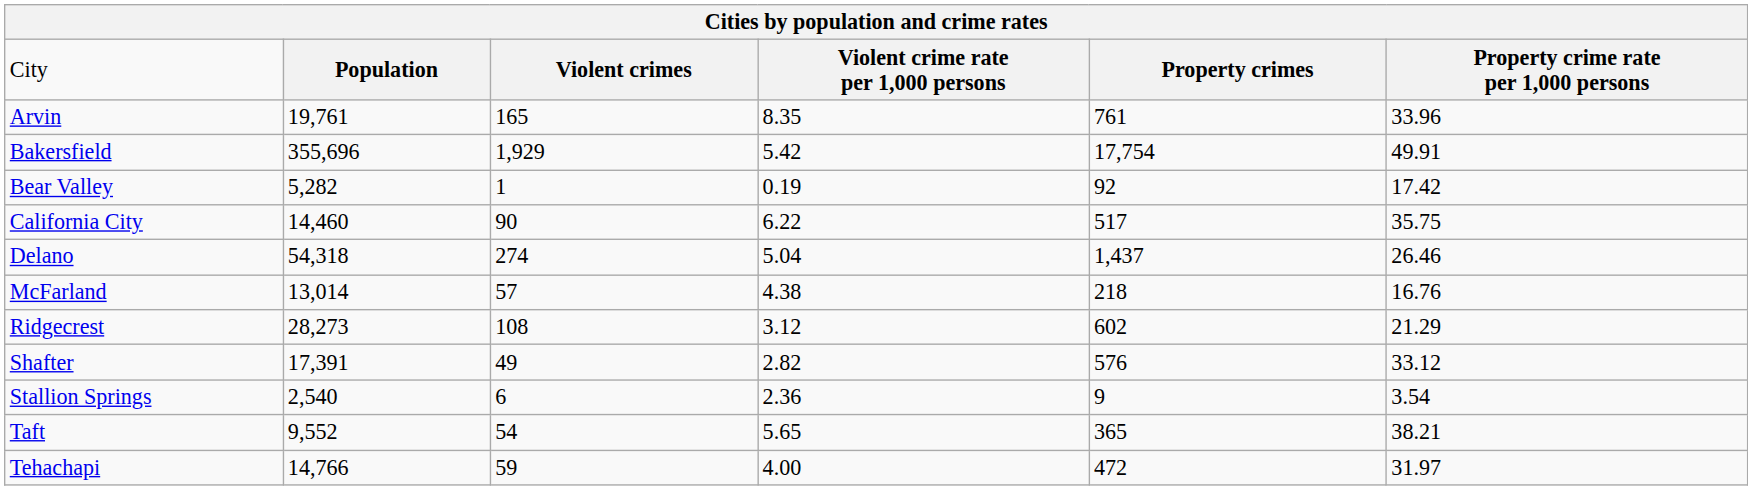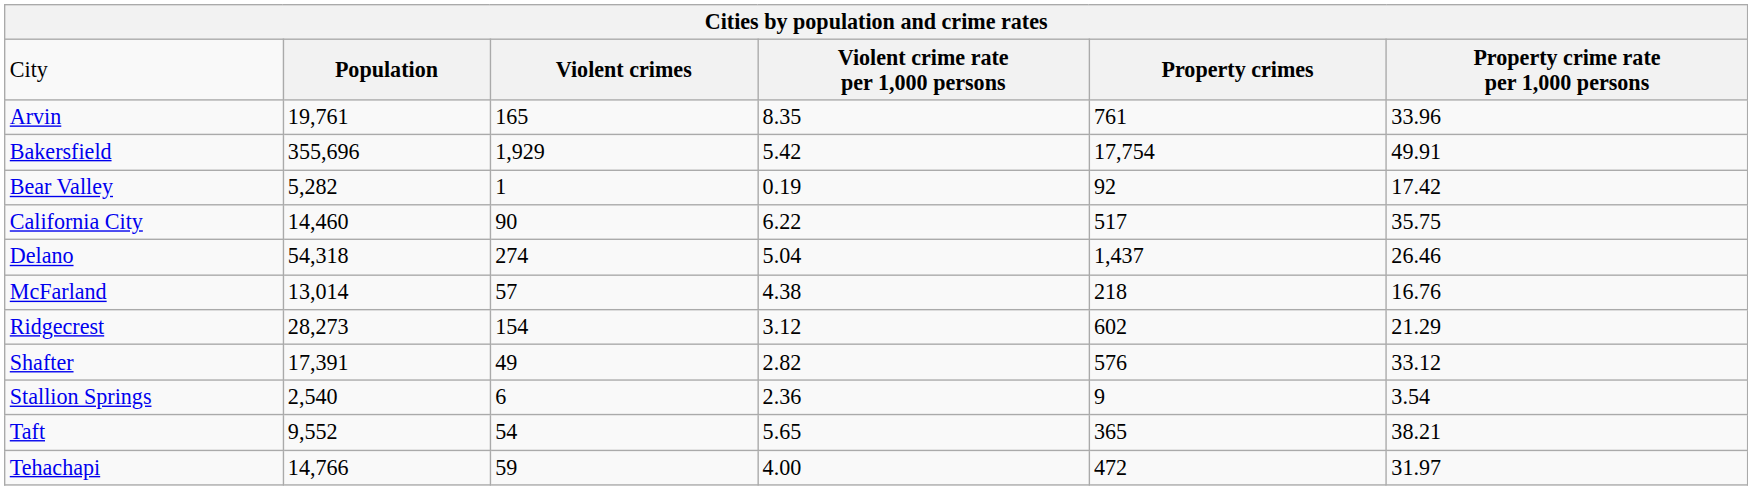(512, 326) 108 -> (512, 326) 154
